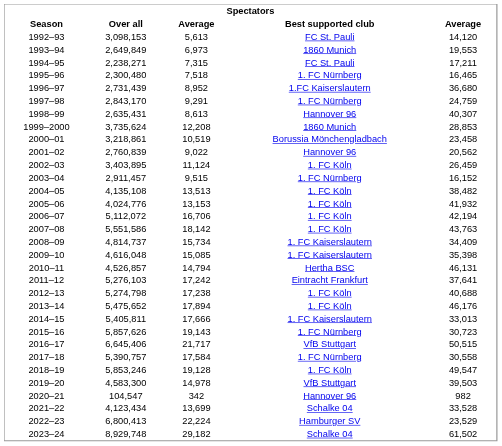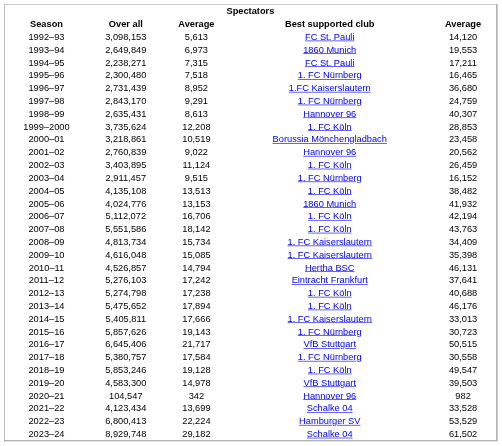(330, 126) 1860 Munich -> (330, 126) 1. FC Köln
(330, 203) 1. FC Köln -> (330, 203) 1860 Munich
(126, 242) 4,814,737 -> (126, 242) 4,813,734
(126, 357) 5,390,757 -> (126, 357) 5,380,757
(463, 421) 23,529 -> (463, 421) 53,529
